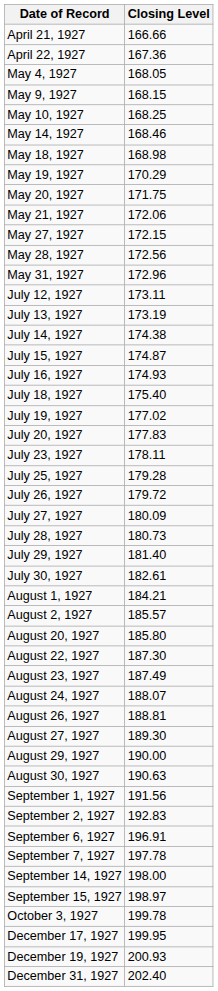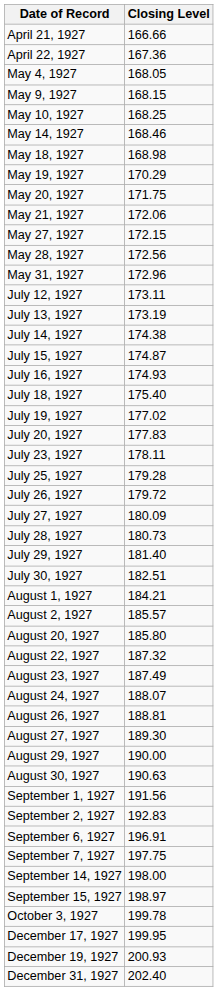(147, 575) 182.61 -> (147, 575) 182.51
(147, 656) 187.30 -> (147, 656) 187.32
(147, 856) 197.78 -> (147, 856) 197.75
